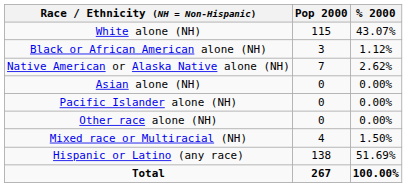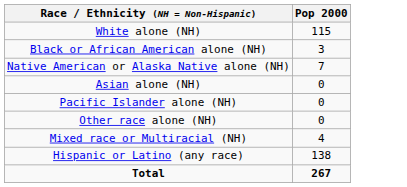- column: (376, 13)
